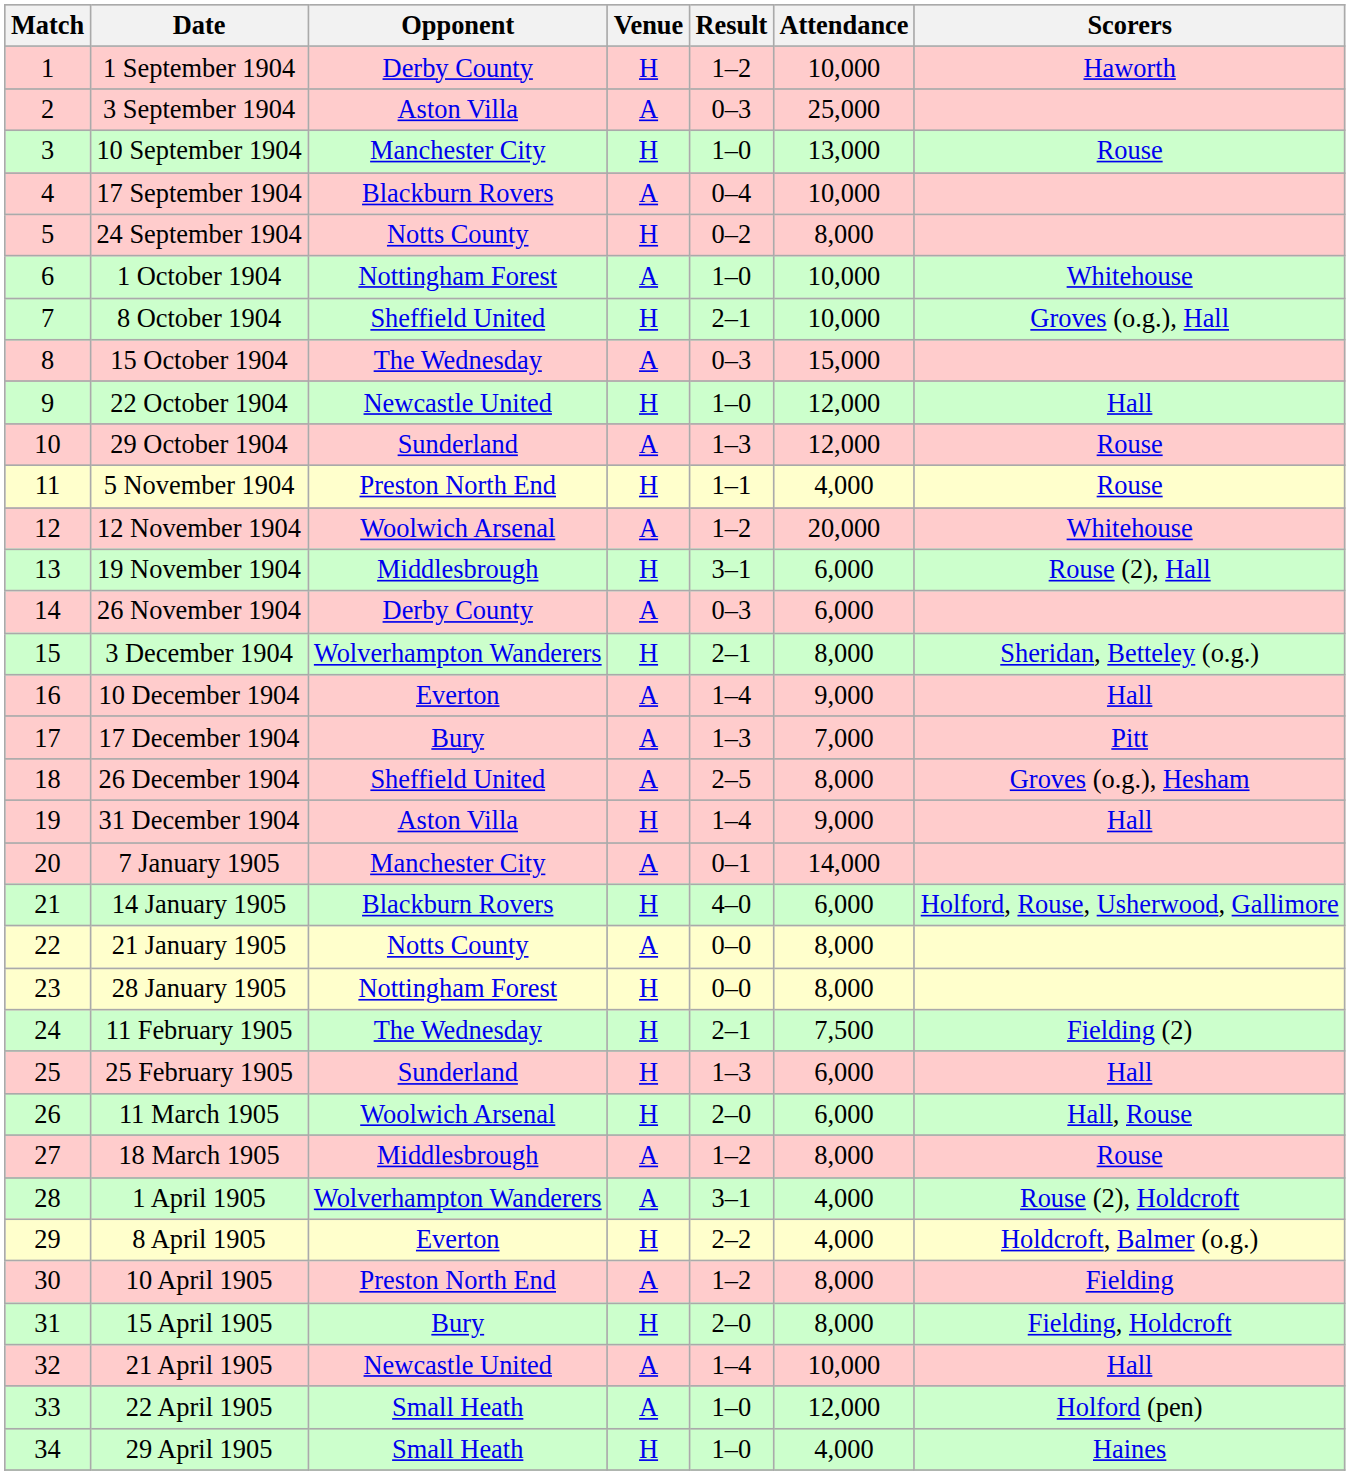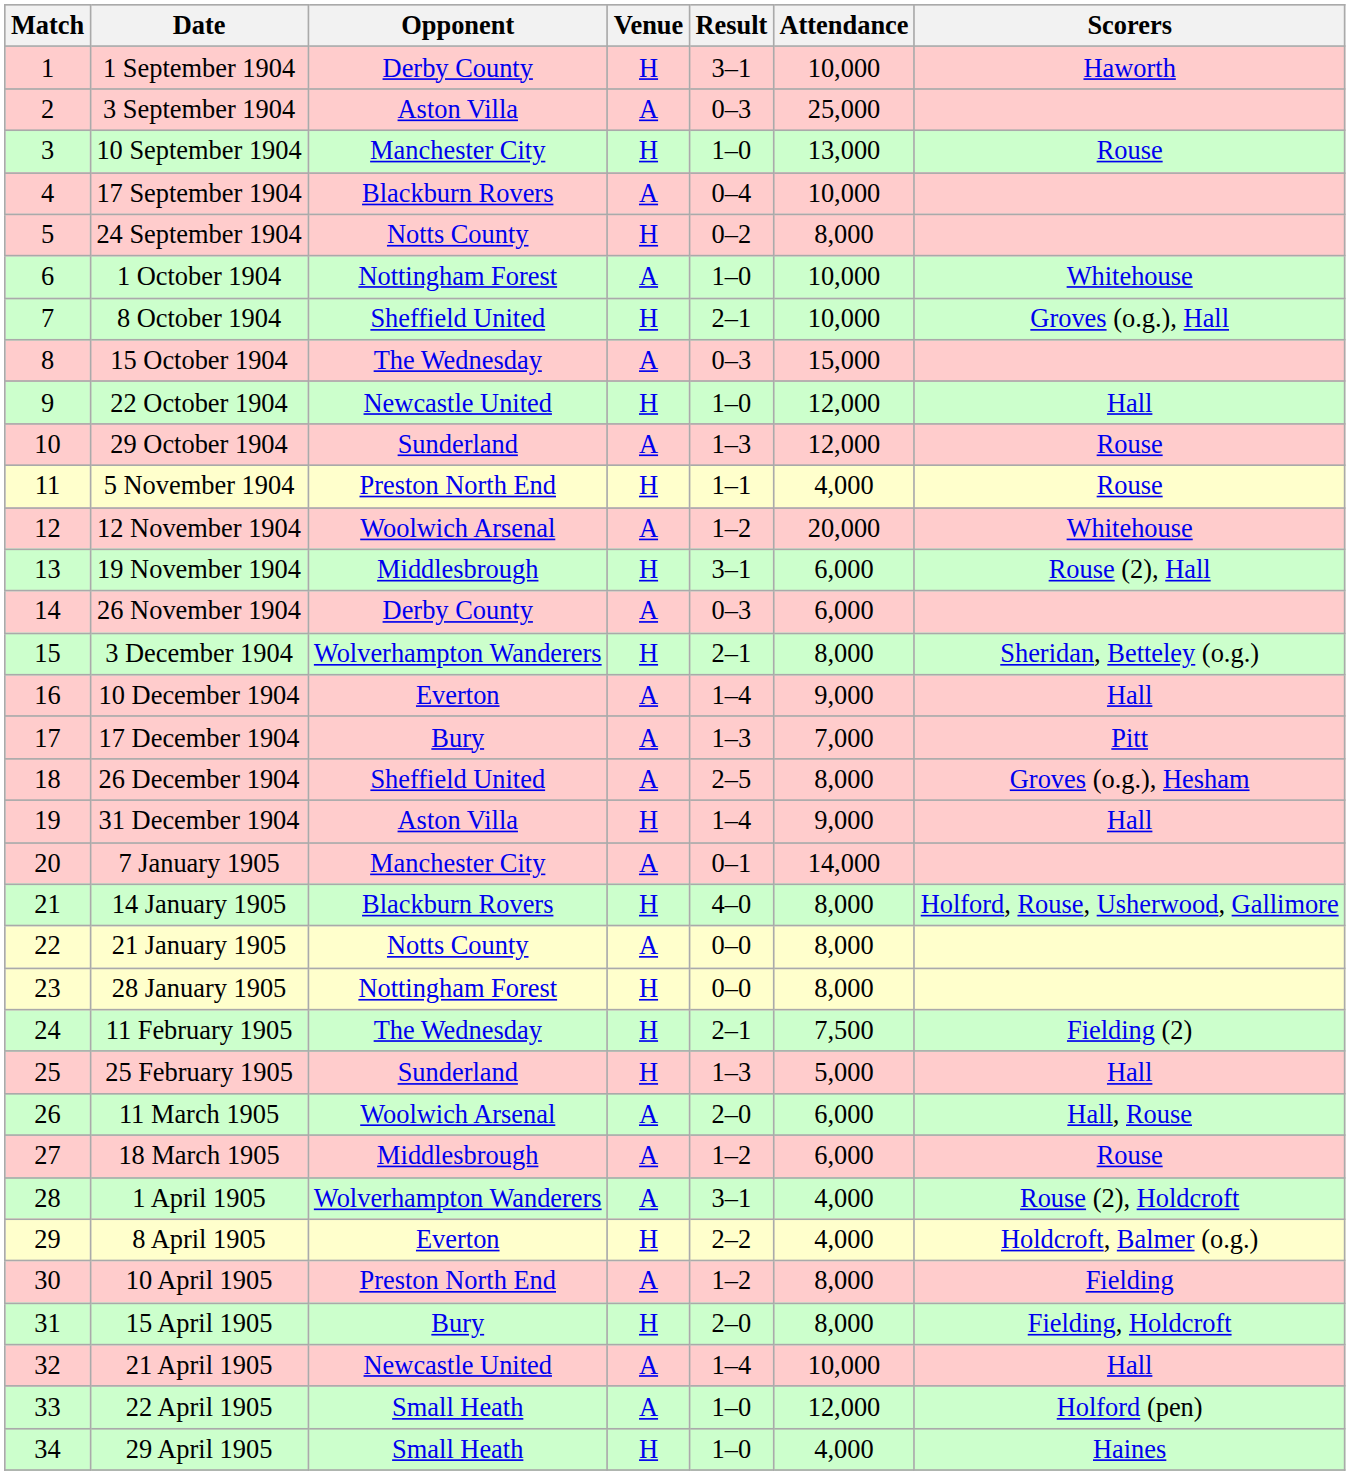(731, 67) 1–2 -> (731, 67) 3–1
(844, 904) 6,000 -> (844, 904) 8,000
(844, 1072) 6,000 -> (844, 1072) 5,000
(649, 1114) H -> (649, 1114) A
(844, 1155) 8,000 -> (844, 1155) 6,000
